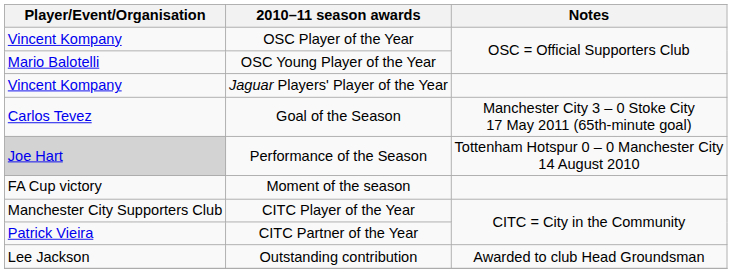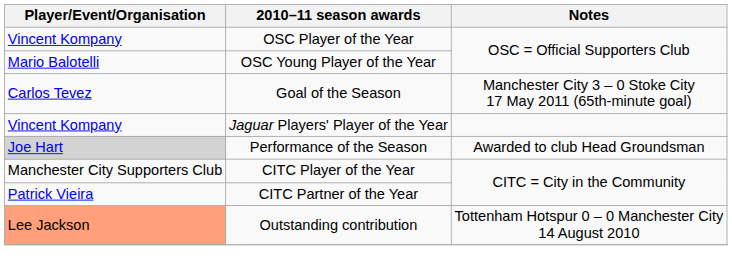rows swapped: (338, 85) <-> (338, 116)
(589, 156) Tottenham Hotspur 0 – 0 Manchester City 14 August 2010 -> (589, 147) Awarded to club Head Groundsman
- row: (338, 187)
(49, 256) no background -> (49, 225) lightsalmon background
(589, 256) Awarded to club Head Groundsman -> (589, 225) Tottenham Hotspur 0 – 0 Manchester City 14 August 2010
